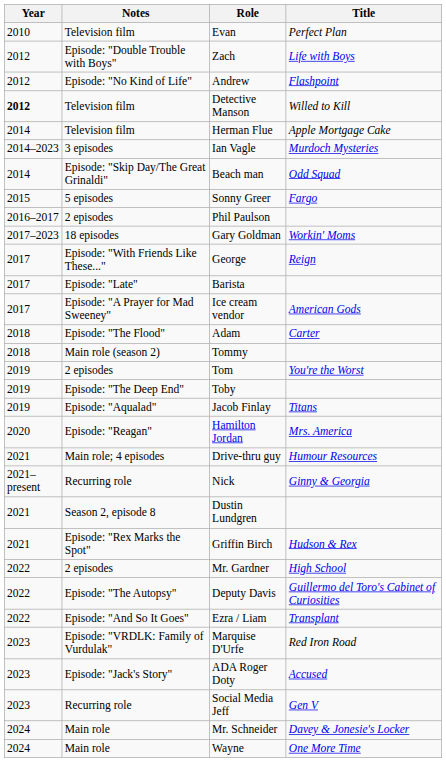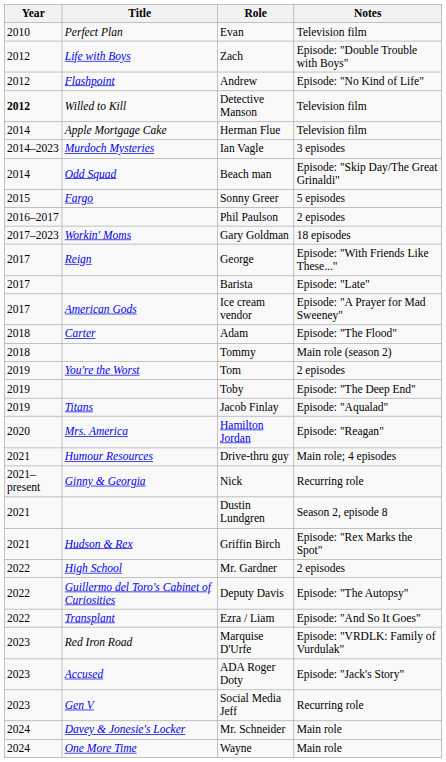columns swapped: (364, 13) <-> (136, 13)
